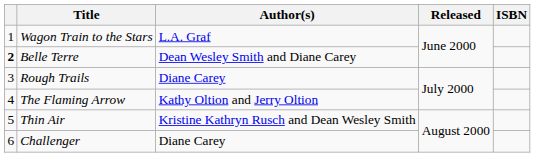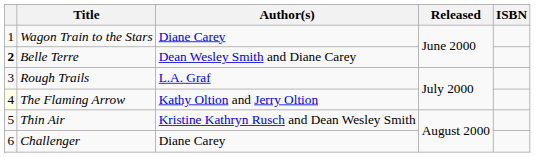(185, 36) L.A. Graf -> (192, 36) Diane Carey
(192, 78) Diane Carey -> (185, 78) L.A. Graf
(11, 99) no background -> (11, 99) lightyellow background
